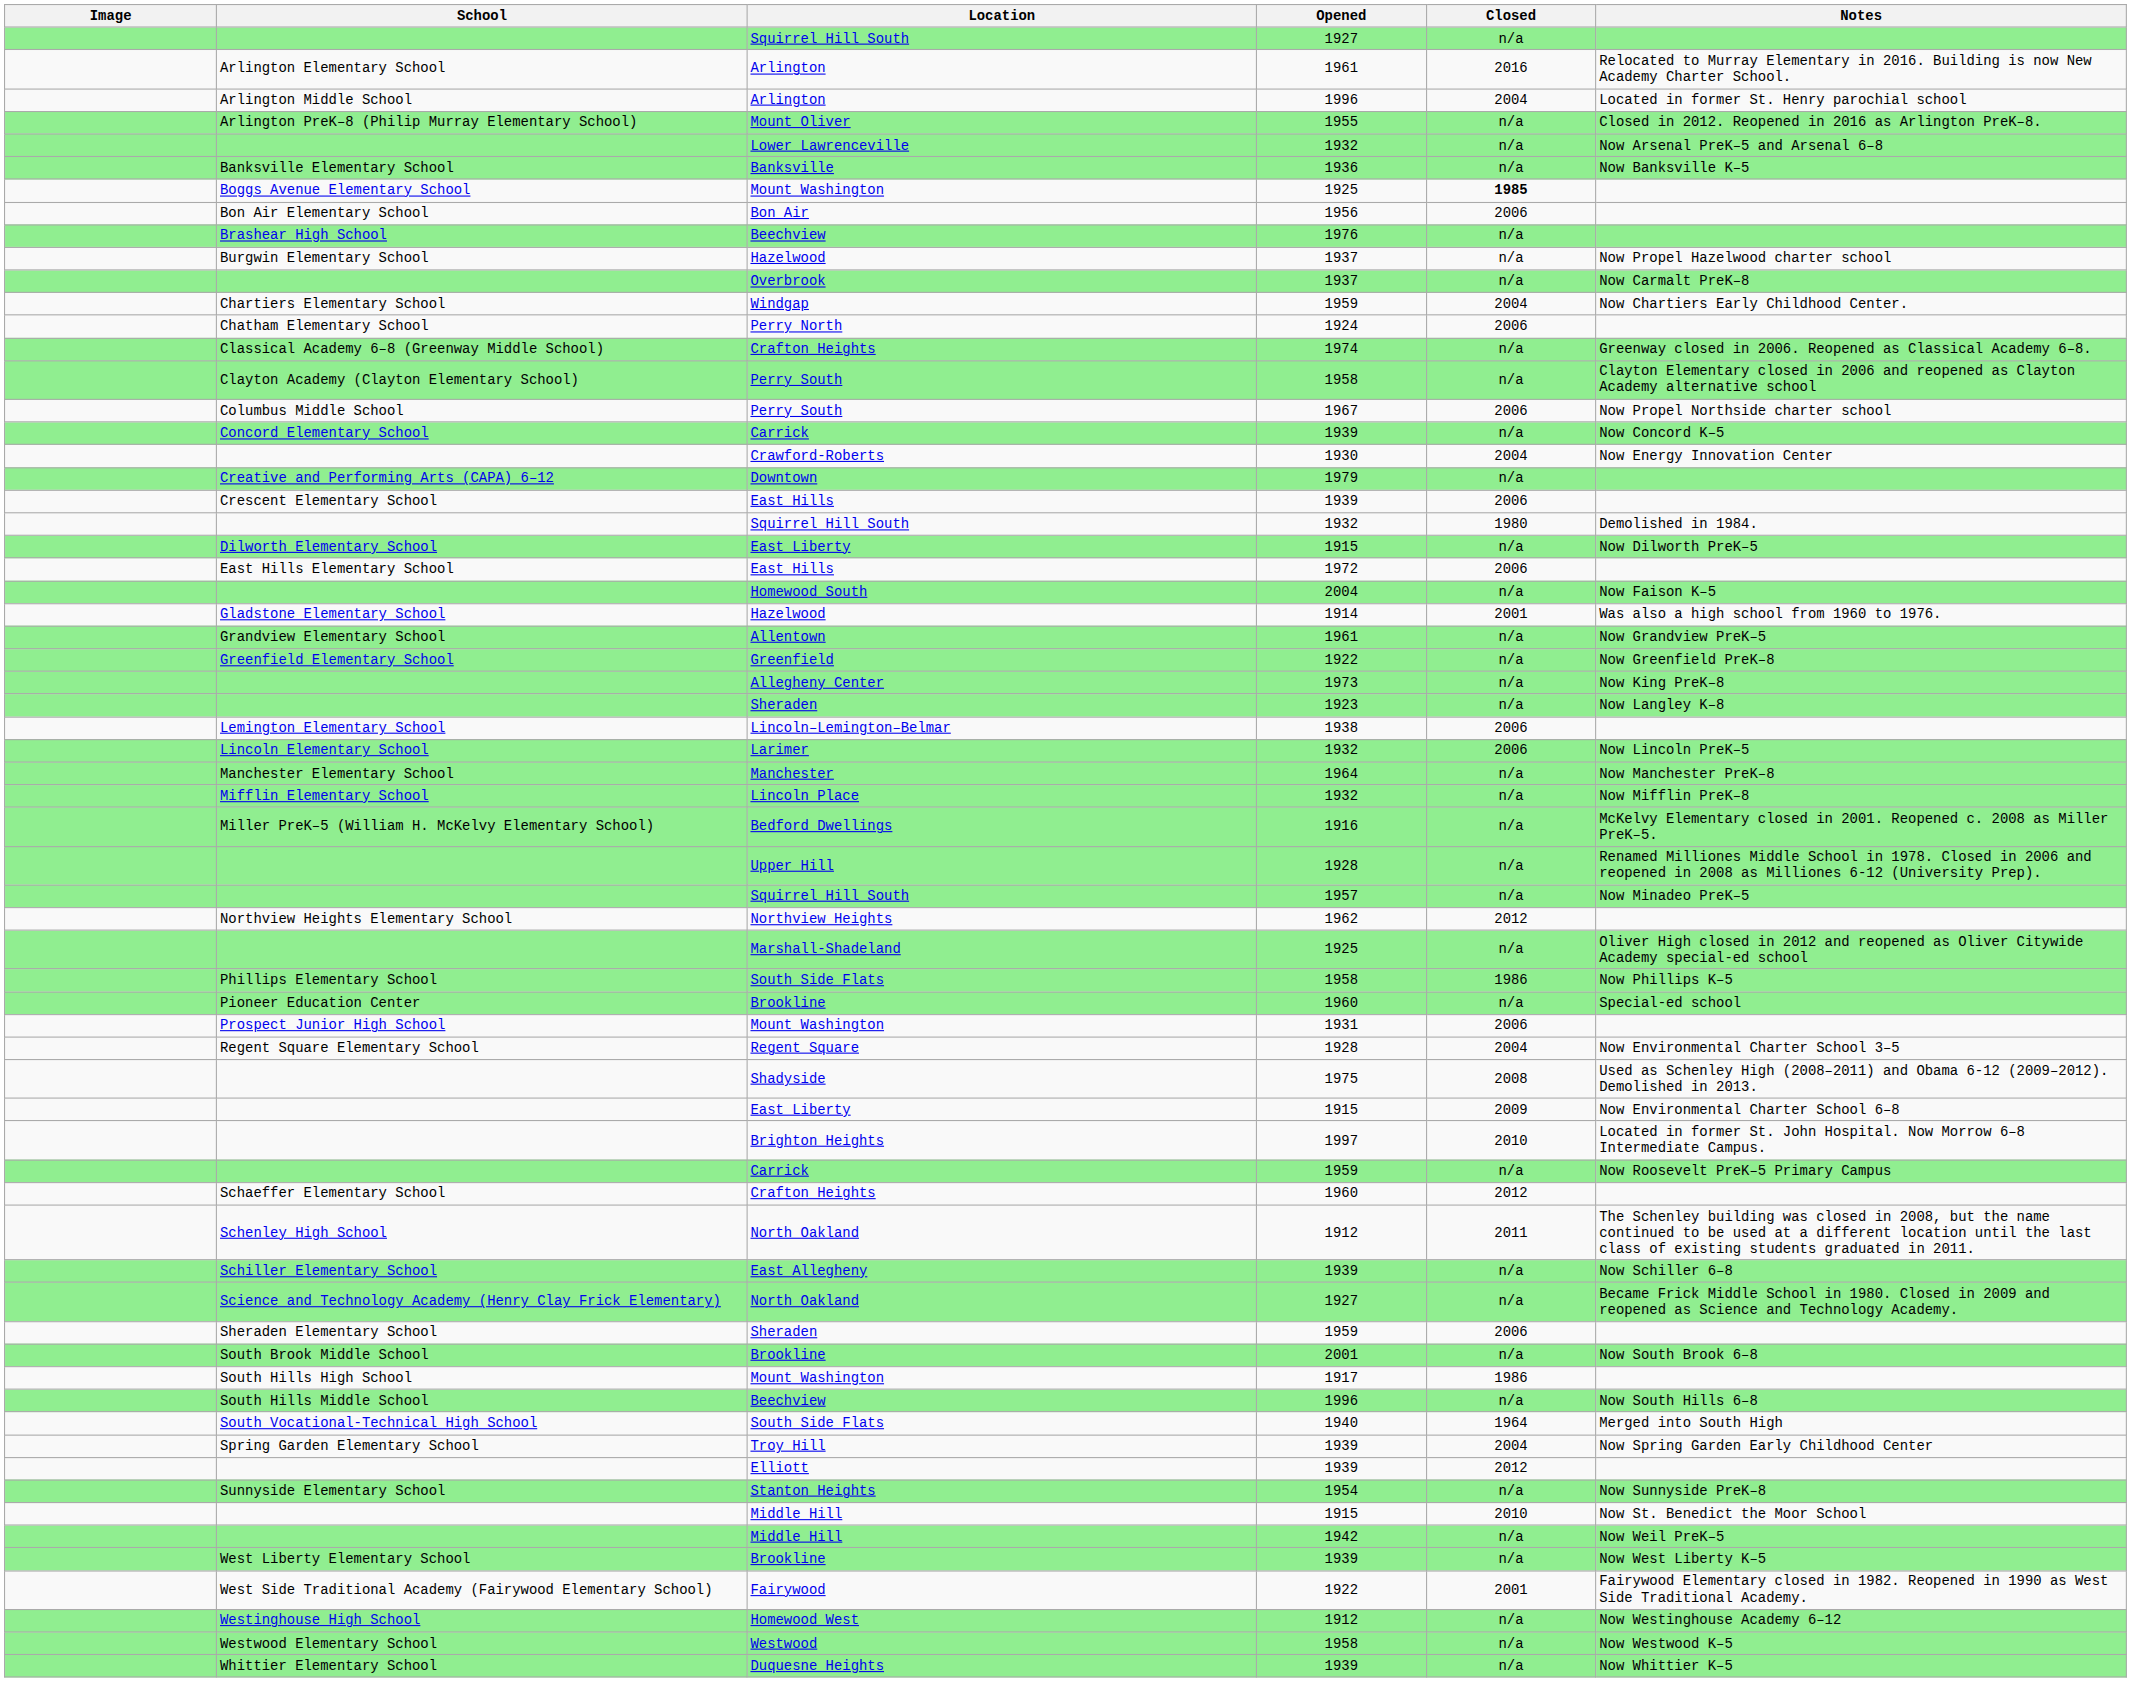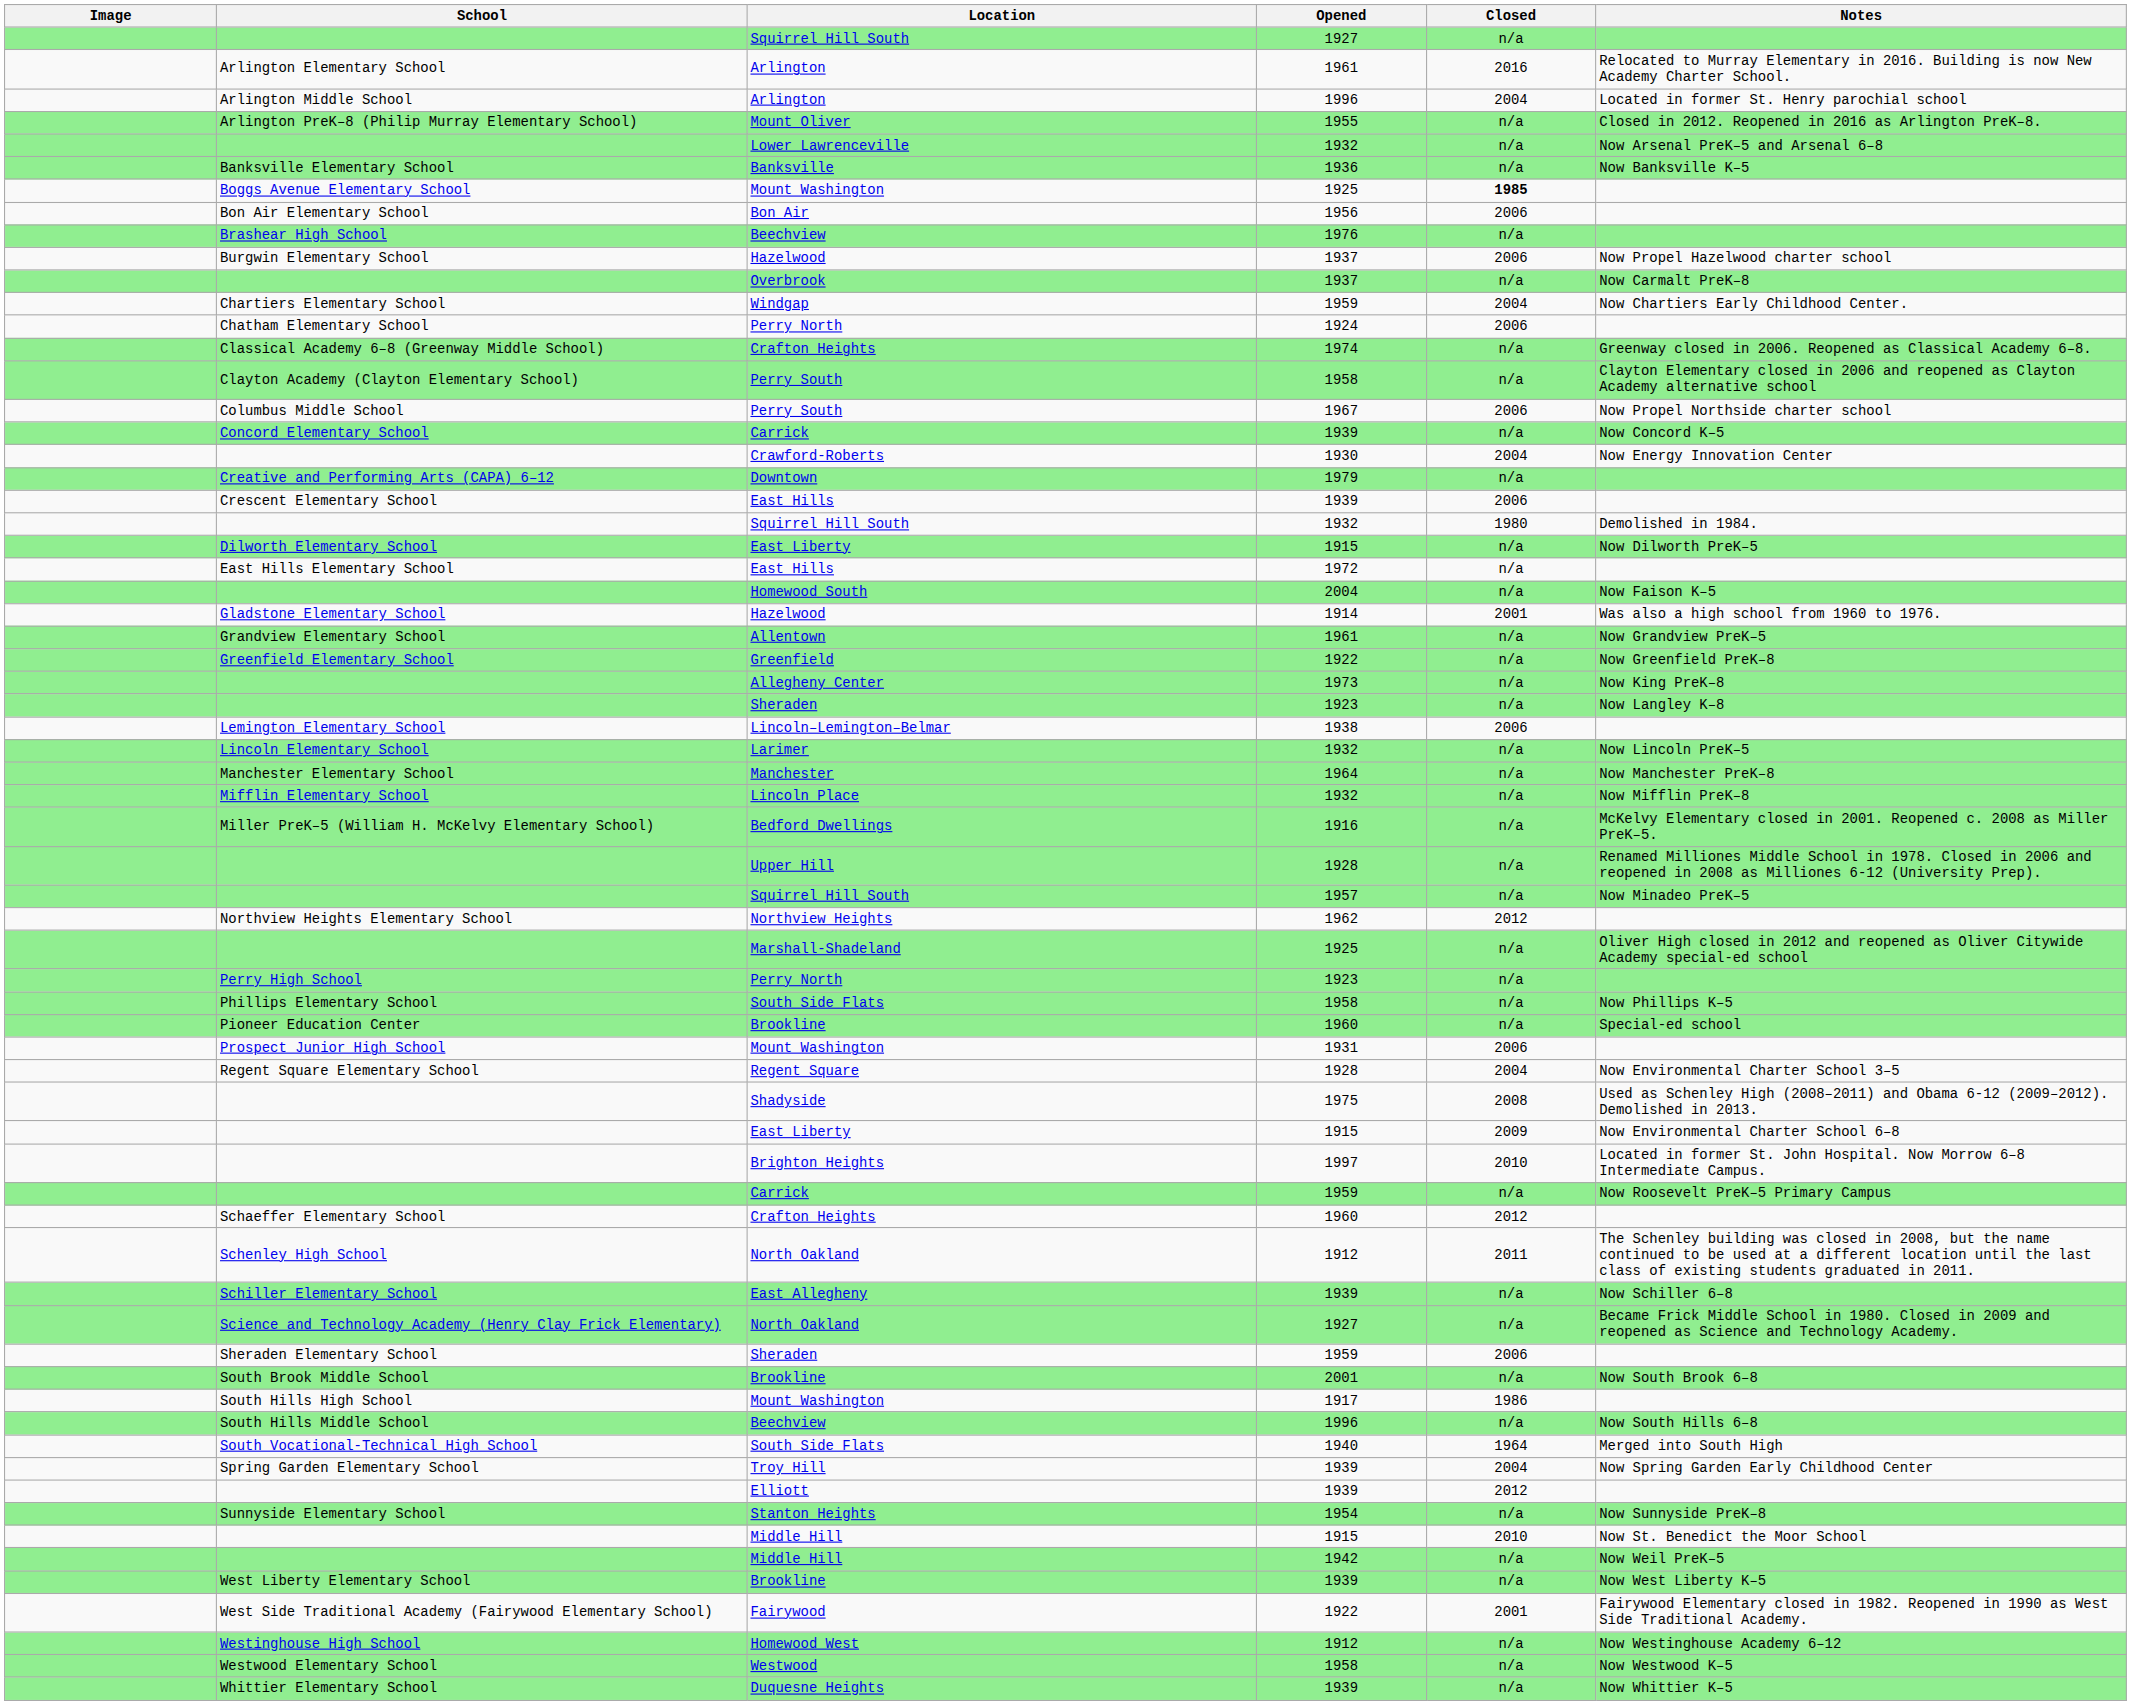(1511, 259) n/a -> (1511, 259) 2006
(1511, 569) 2006 -> (1511, 569) n/a
(1511, 751) 2006 -> (1511, 751) n/a
+ row: (291, 980)
(1511, 980) 1986 -> (1511, 1003) n/a
